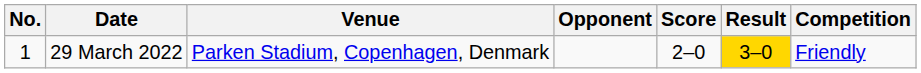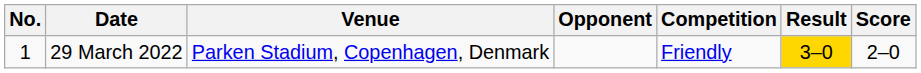columns swapped: (689, 20) <-> (853, 20)
